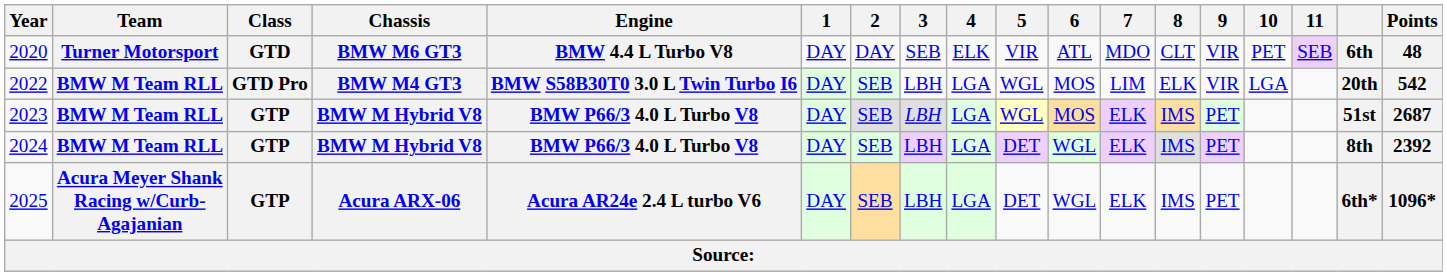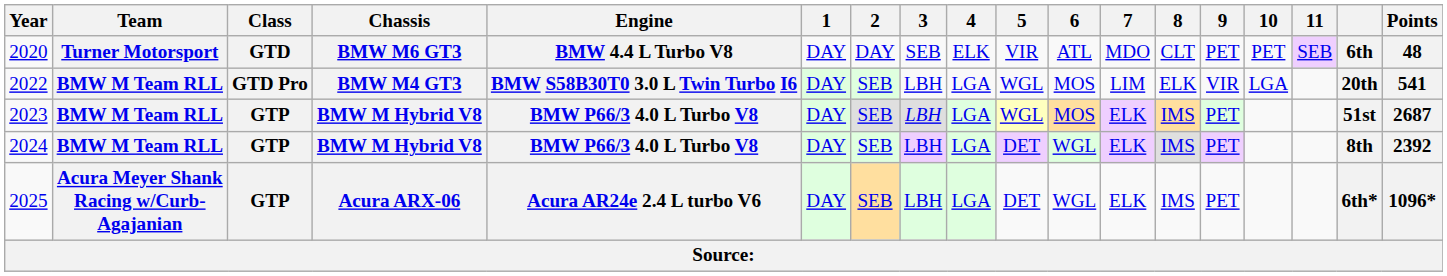(1223, 51) VIR -> (1223, 51) PET
(1412, 83) 542 -> (1412, 83) 541
